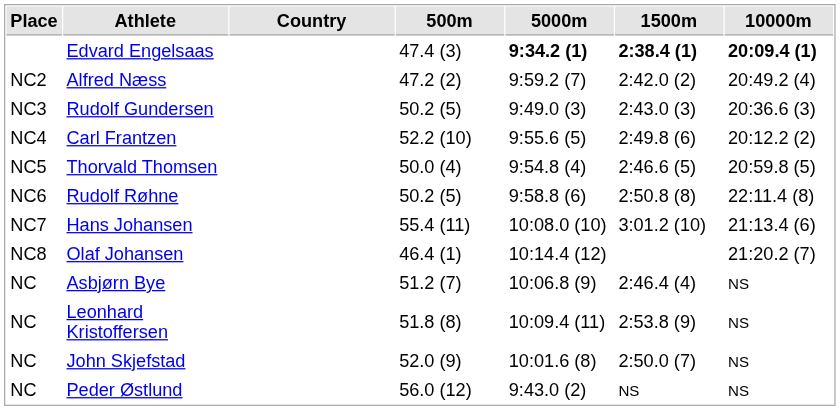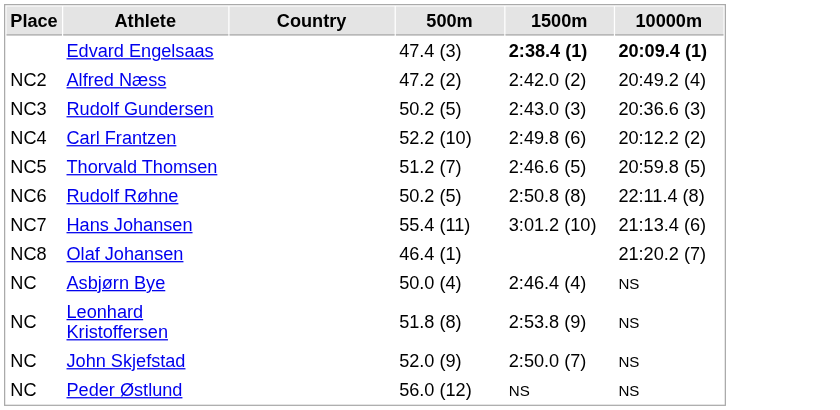- column: (559, 20)
(430, 167) 50.0 (4) -> (430, 167) 51.2 (7)
(430, 282) 51.2 (7) -> (430, 282) 50.0 (4)
